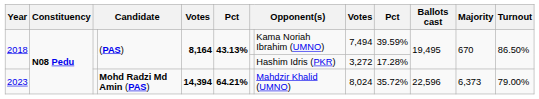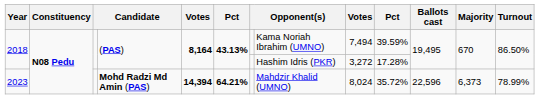(514, 82) 79.00% -> (514, 82) 78.99%
